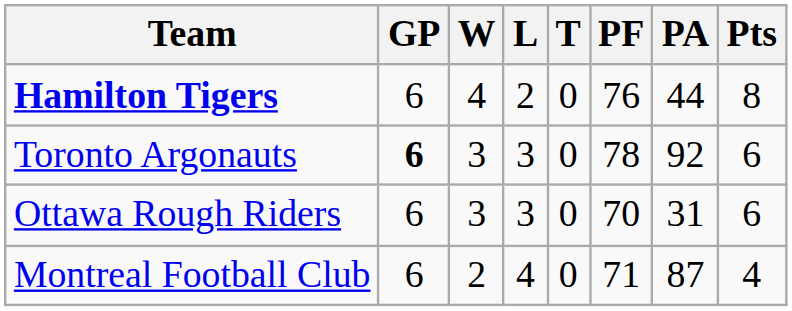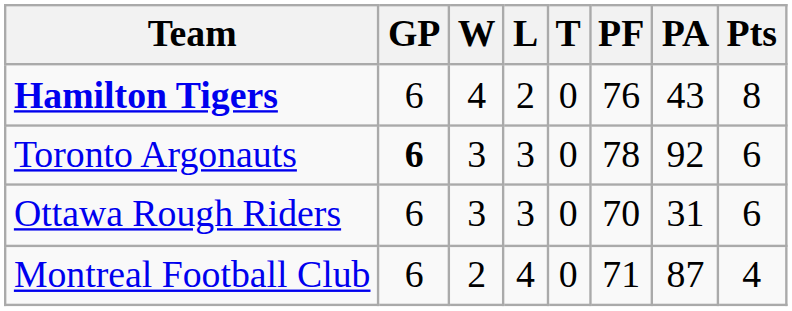(685, 94) 44 -> (685, 94) 43
